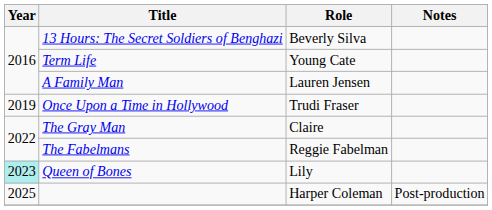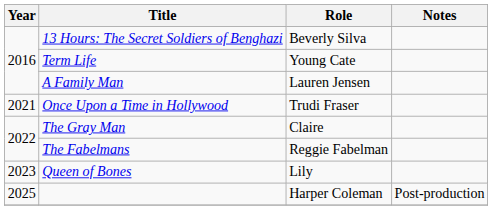(22, 104) 2019 -> (22, 104) 2021
(22, 171) paleturquoise background -> (22, 171) no background
